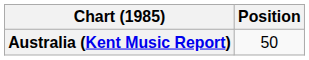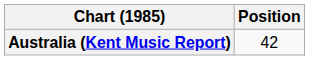(269, 42) 50 -> (269, 42) 42
